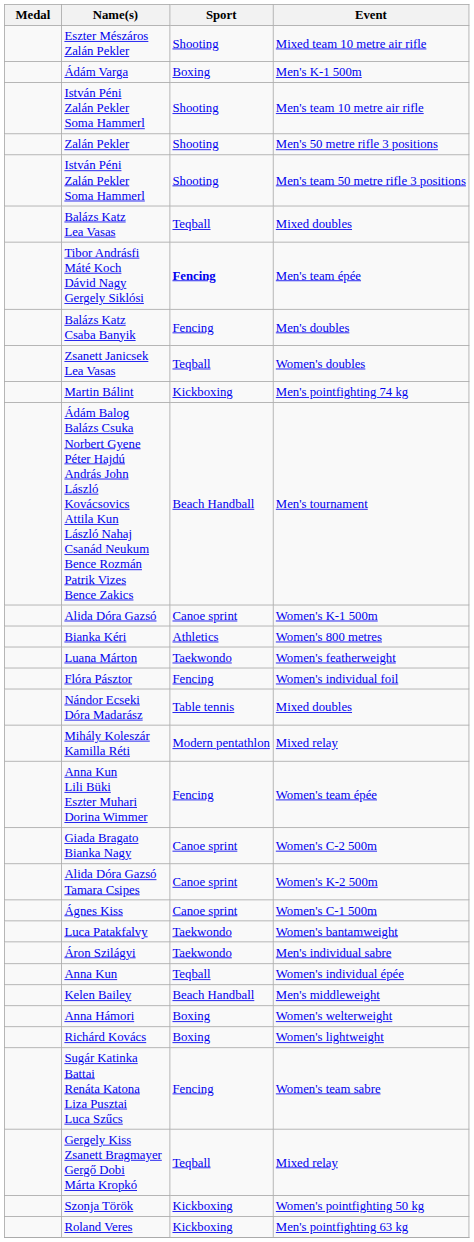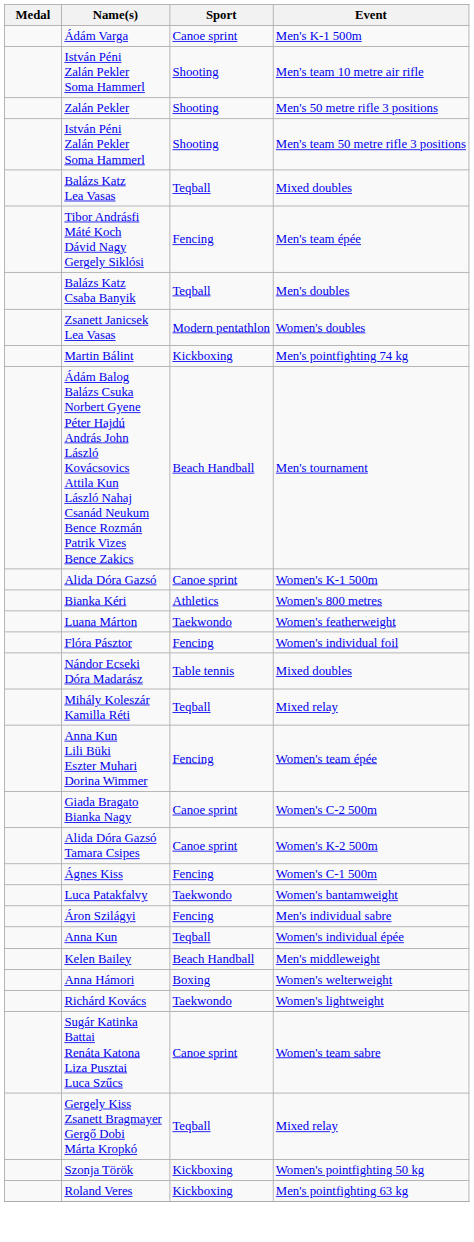- row: (106, 43)
(191, 72) Boxing -> (205, 36) Canoe sprint
(194, 275) bold -> (193, 239) normal
(193, 327) Fencing -> (191, 291) Teqball
(191, 363) Teqball -> (221, 327) Modern pentathlon
(221, 743) Modern pentathlon -> (191, 707) Teqball
(205, 910) Canoe sprint -> (193, 874) Fencing
(202, 953) Taekwondo -> (193, 916) Fencing
(191, 1037) Boxing -> (202, 1001) Taekwondo
(193, 1088) Fencing -> (205, 1052) Canoe sprint
